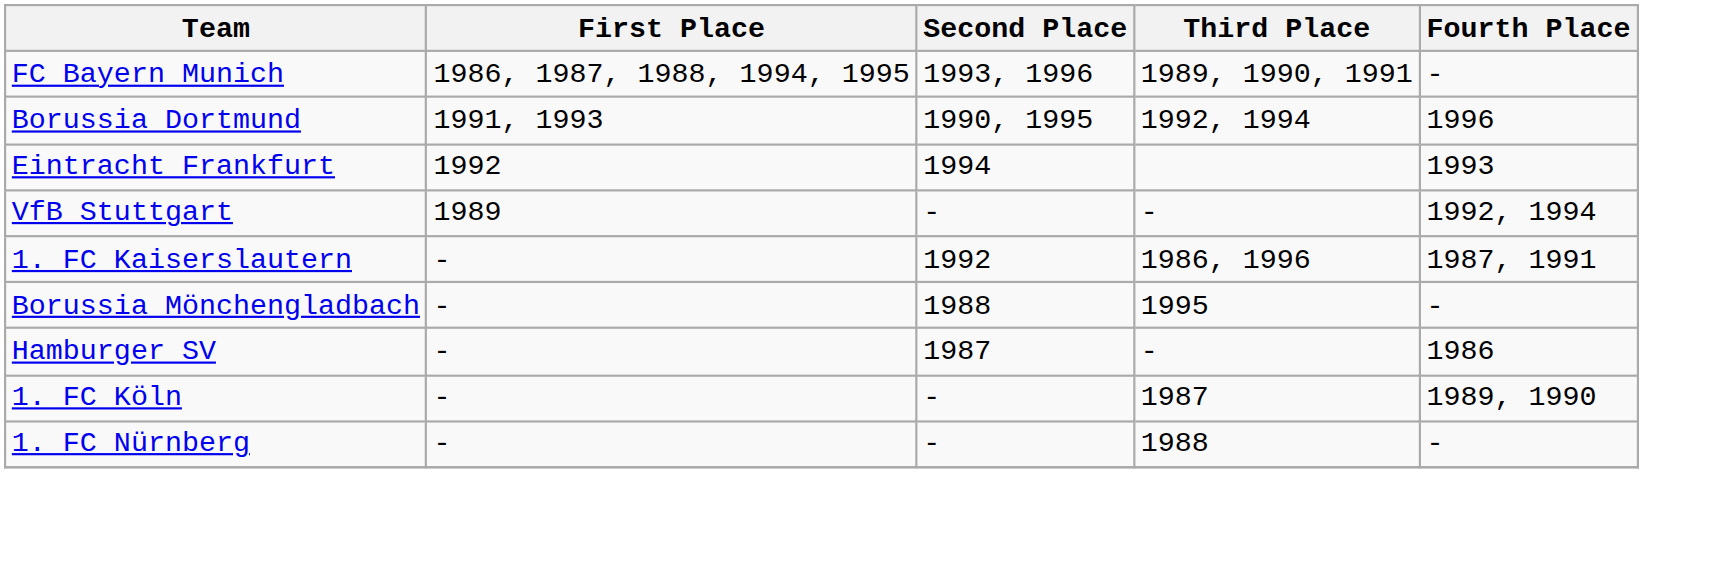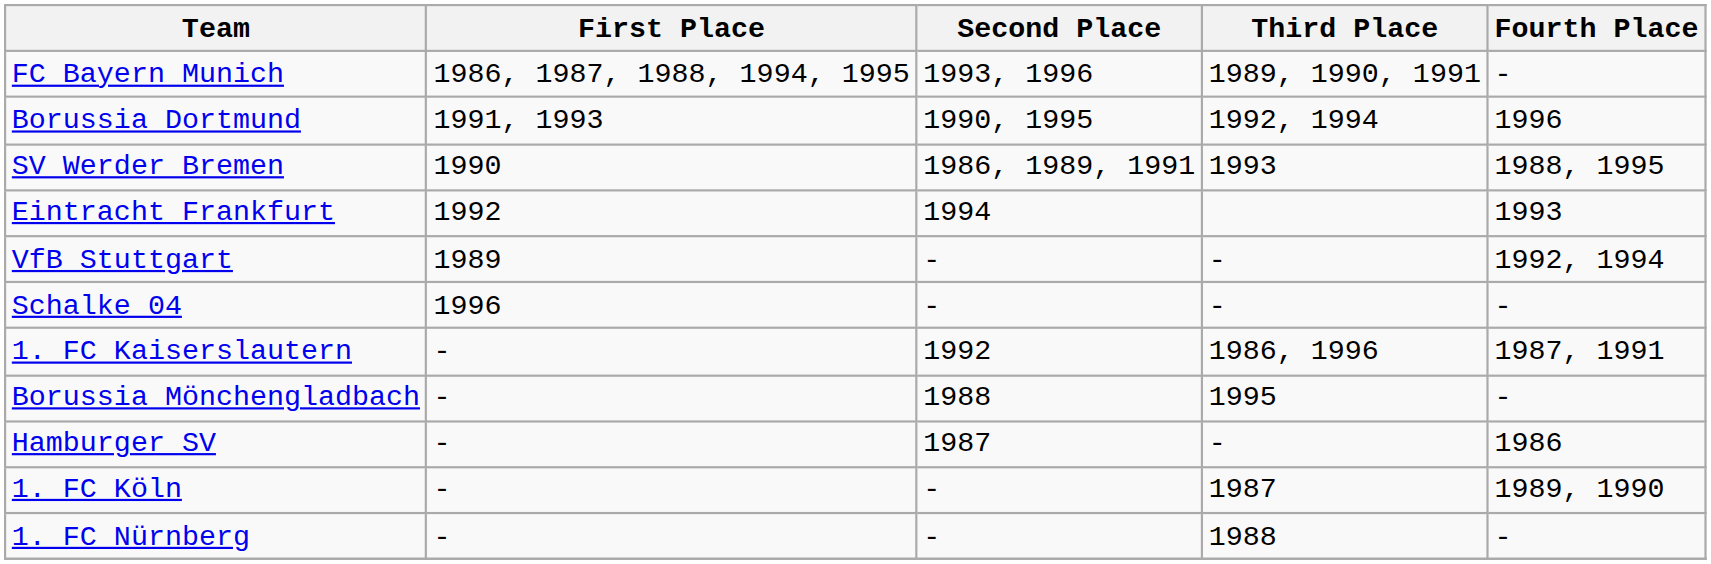+ row: (148, 167)
+ row: (97, 305)
